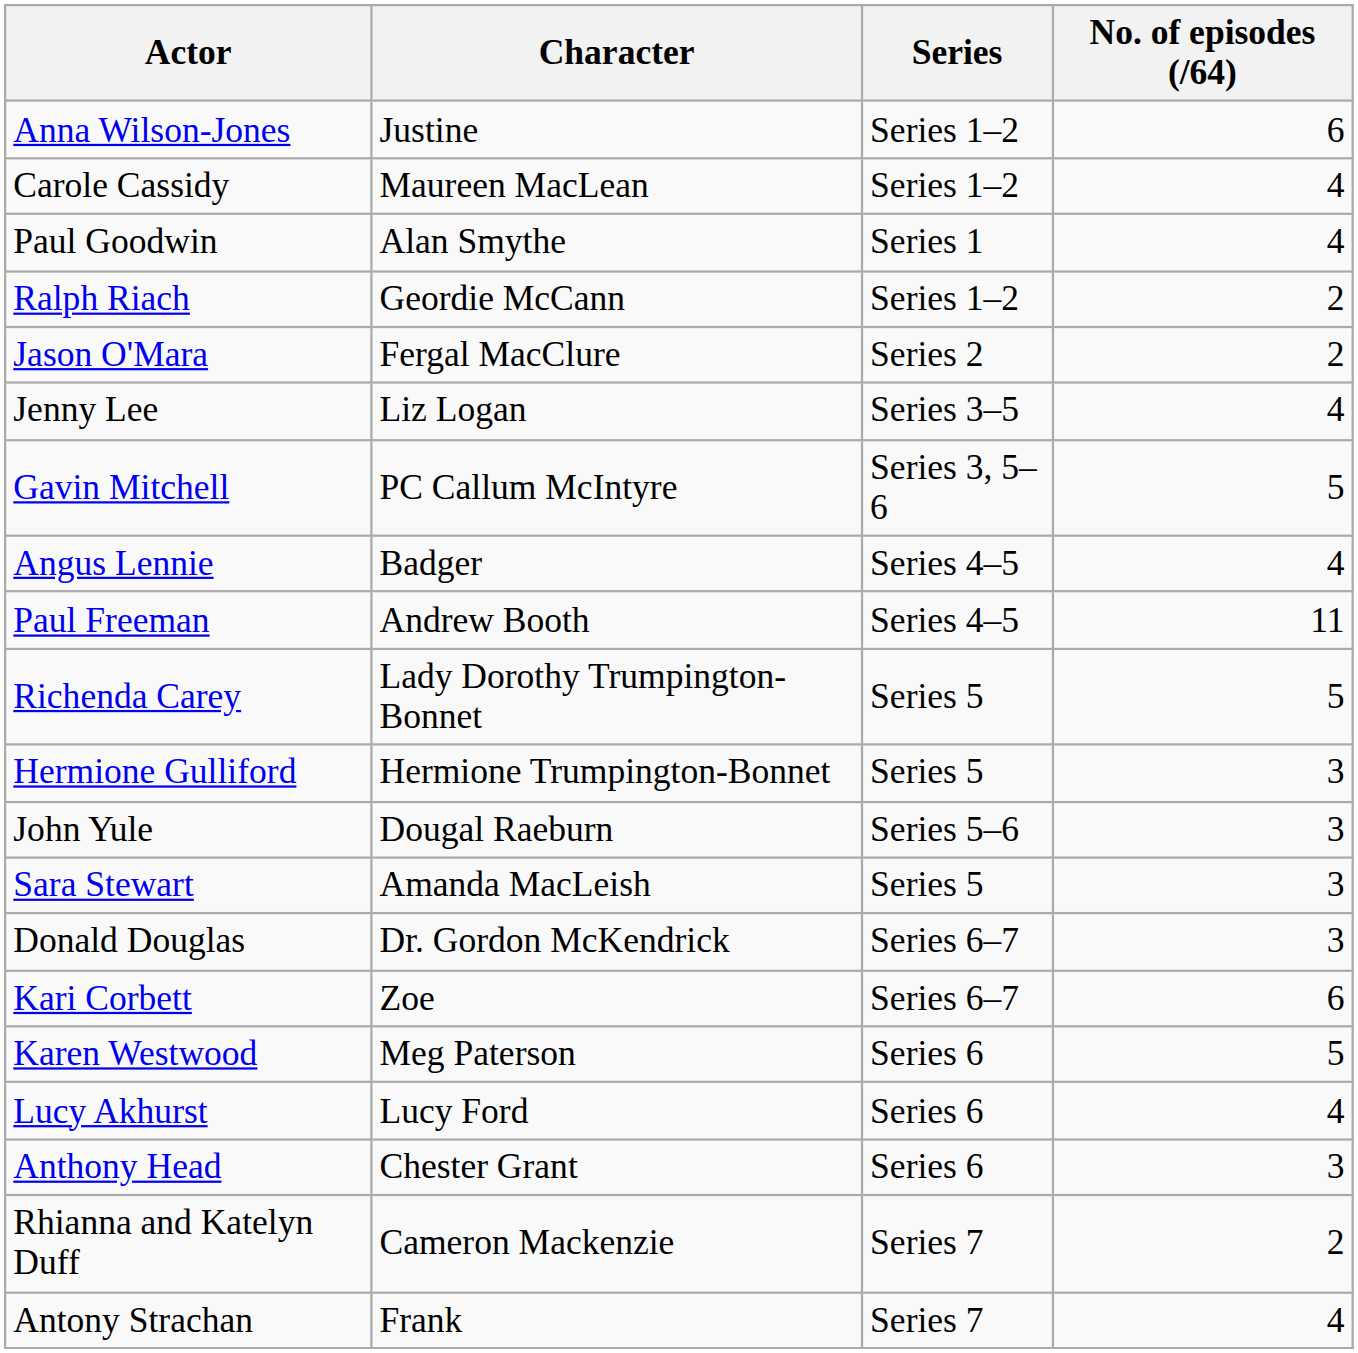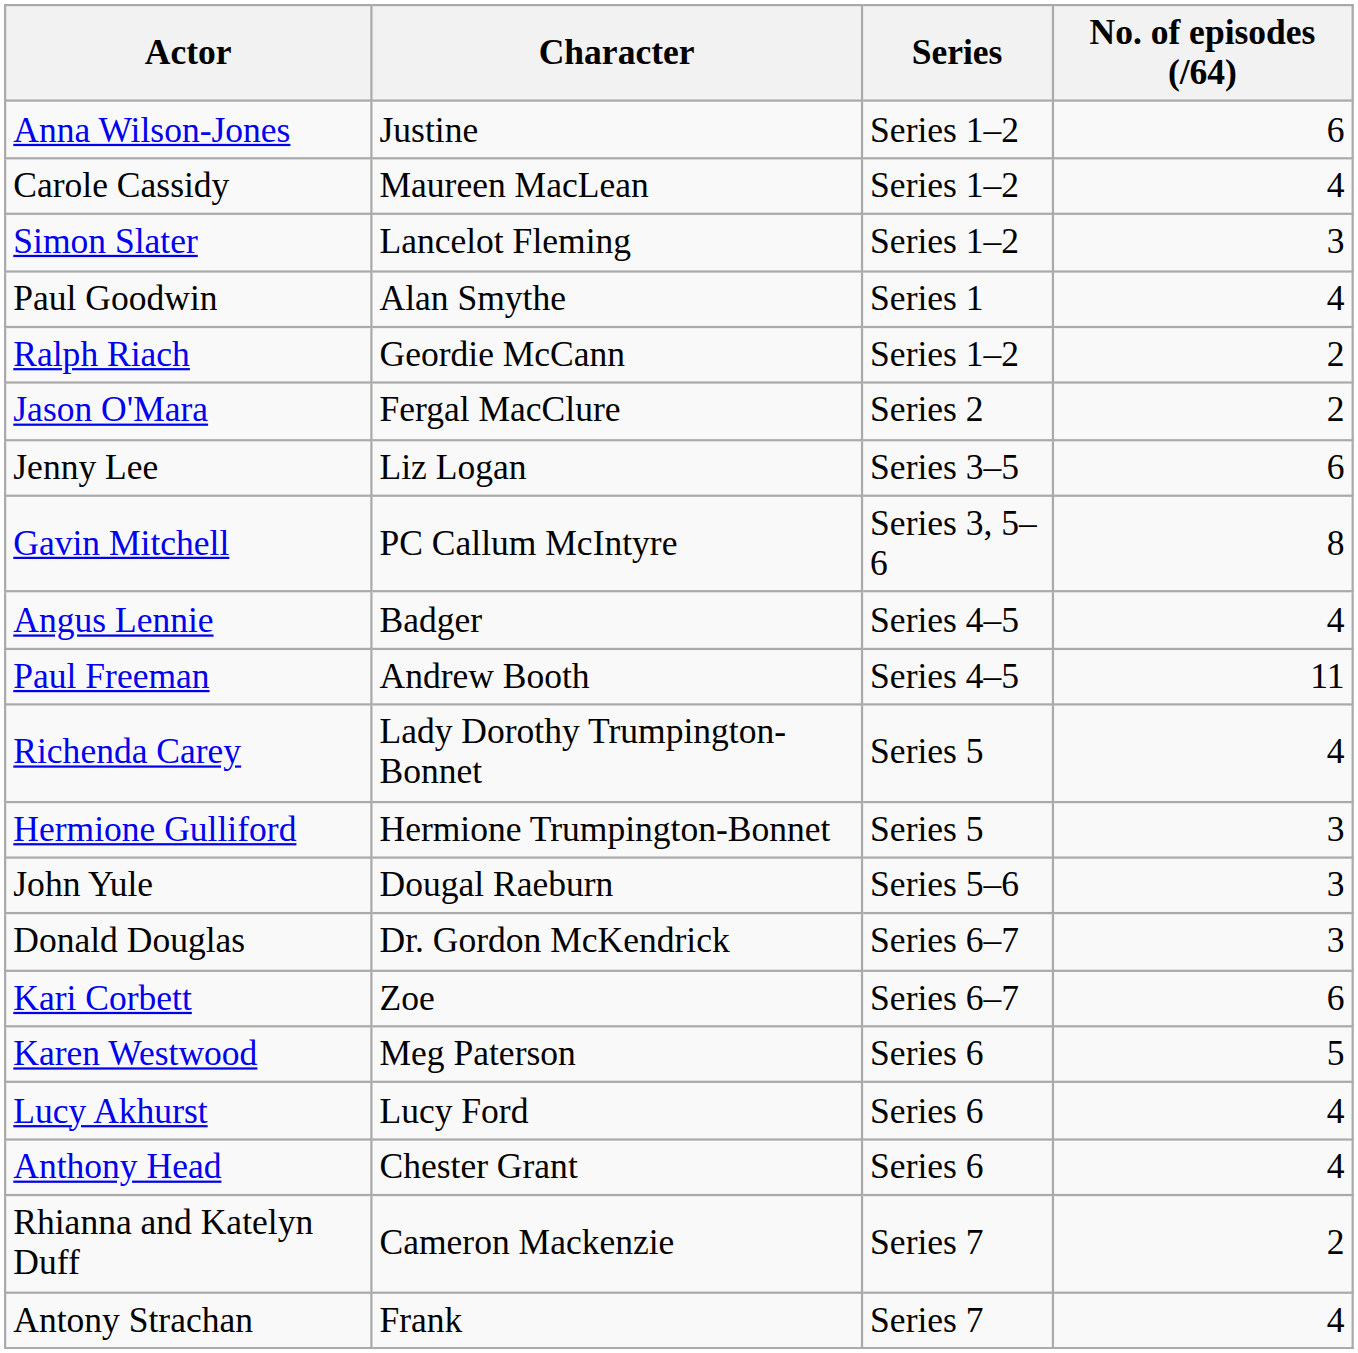+ row: (106, 241)
(1336, 410) 4 -> (1336, 466) 6
(1336, 486) 5 -> (1336, 543) 8
(1336, 695) 5 -> (1336, 752) 4
- row: (104, 884)
(1336, 1166) 3 -> (1336, 1166) 4
